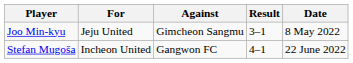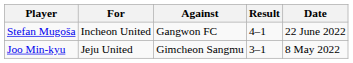rows swapped: (36, 31) <-> (41, 49)
